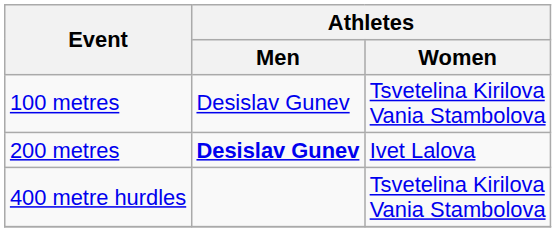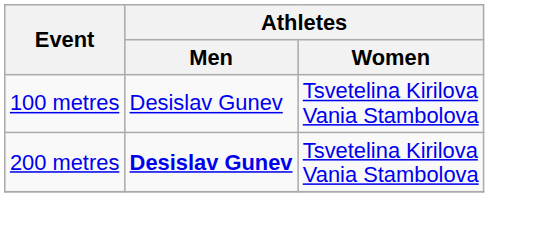(423, 151) Ivet Lalova -> (391, 163) Tsvetelina Kirilova Vania Stambolova
- row: (98, 197)
